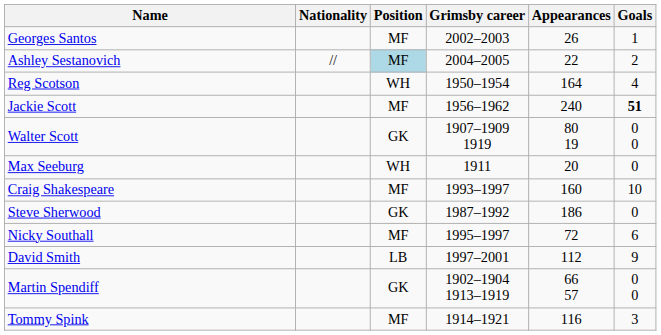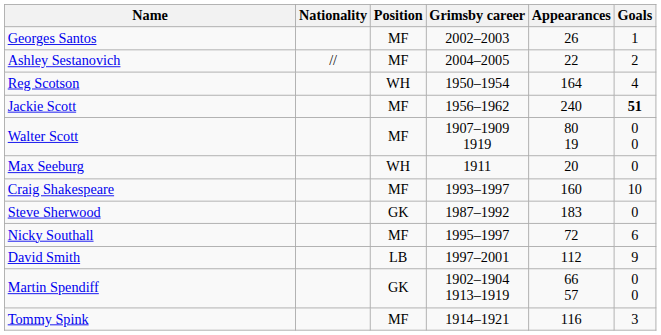(398, 60) lightblue background -> (398, 60) no background
(398, 136) GK -> (398, 136) MF
(571, 212) 186 -> (571, 212) 183
